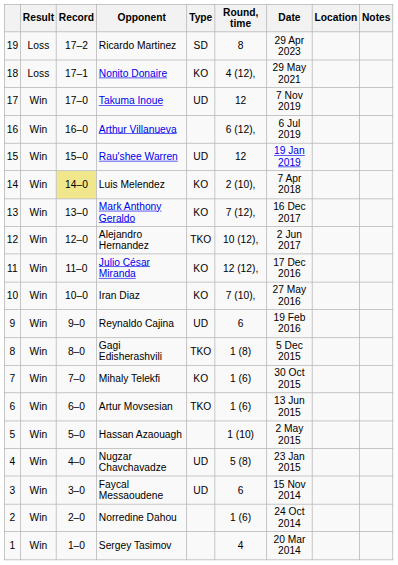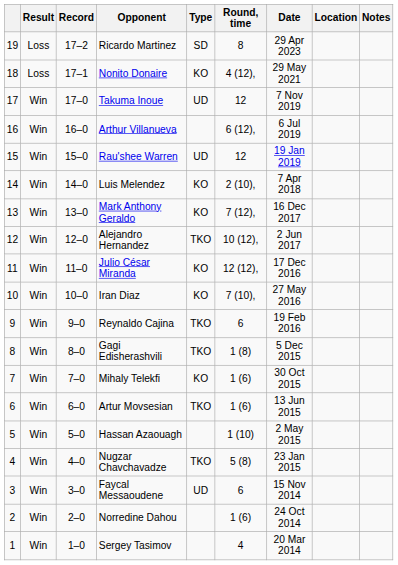(76, 184) khaki background -> (76, 184) no background
(201, 323) UD -> (201, 323) TKO
(201, 462) UD -> (201, 462) TKO
